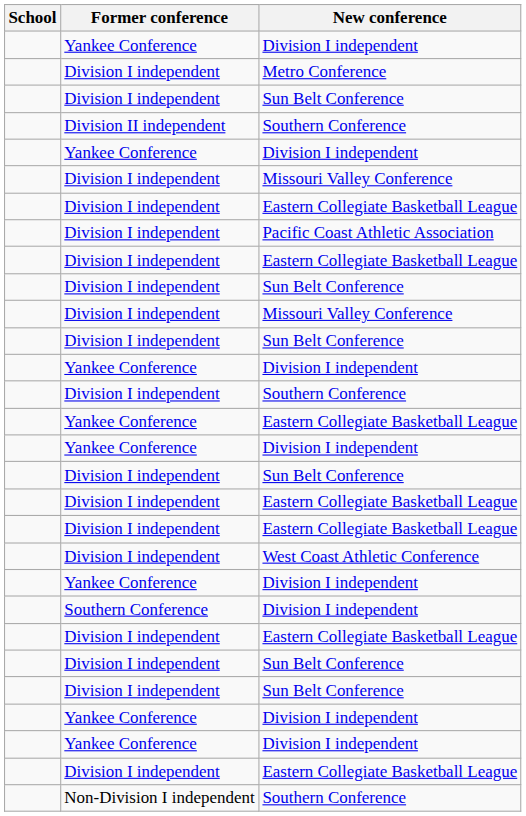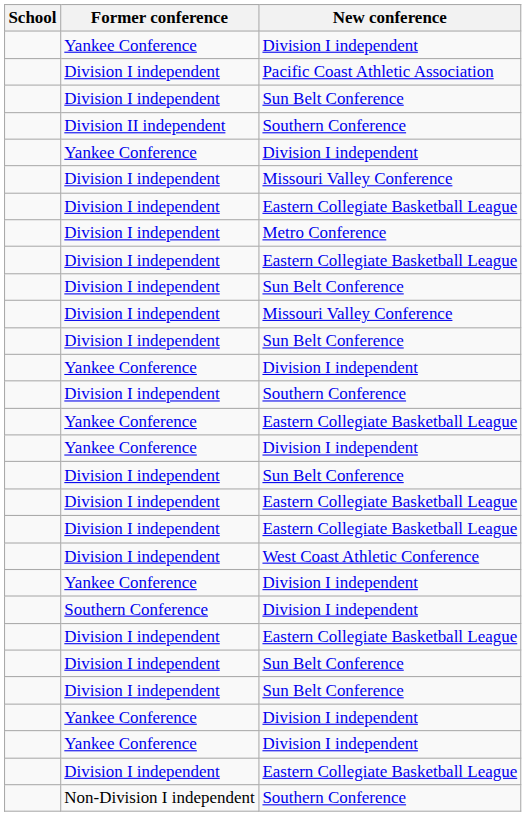rows swapped: (142, 233) <-> (142, 71)
